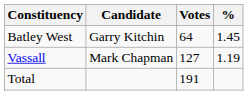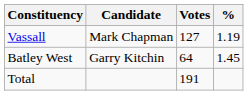rows swapped: (40, 36) <-> (27, 57)
